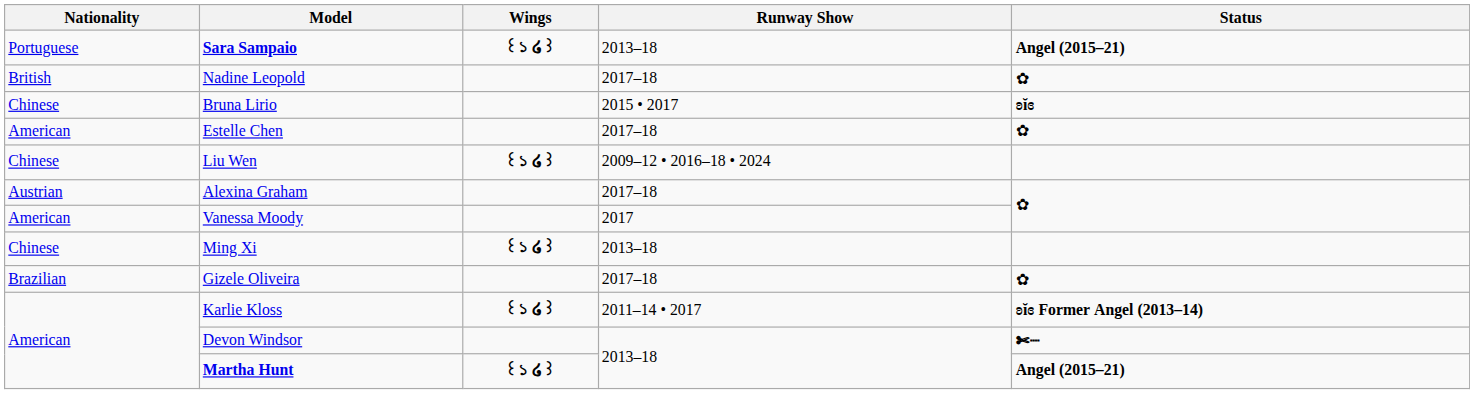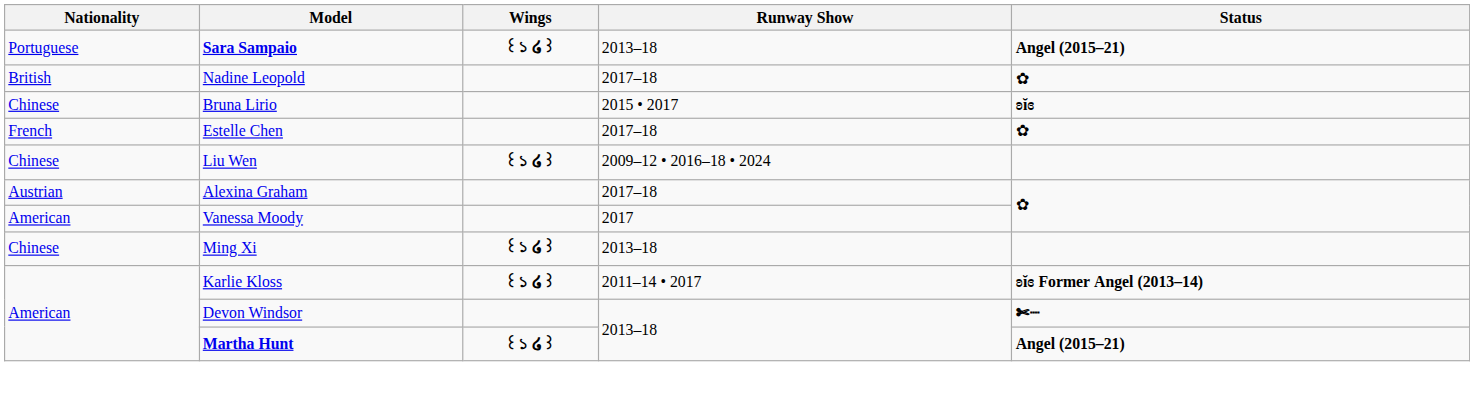(39, 131) American -> (30, 131) French
- row: (251, 278)
